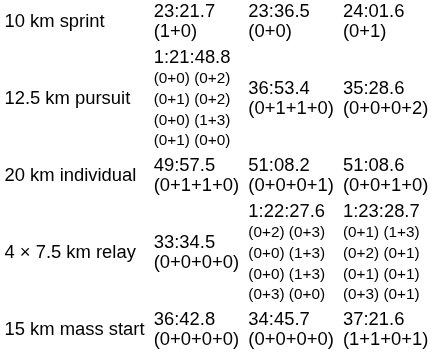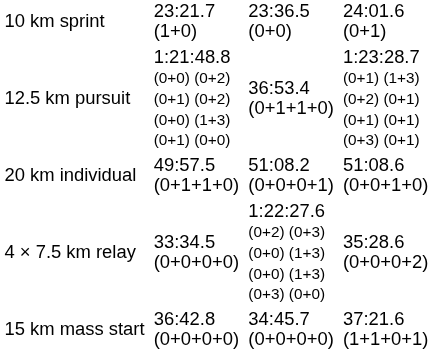(386, 98) 35:28.6 (0+0+0+2) -> (381, 98) 1:23:28.7 (0+1) (1+3) (0+2) (0+1) (0+1) (0+1) (0+3) (0+1)
(381, 252) 1:23:28.7 (0+1) (1+3) (0+2) (0+1) (0+1) (0+1) (0+3) (0+1) -> (386, 252) 35:28.6 (0+0+0+2)
